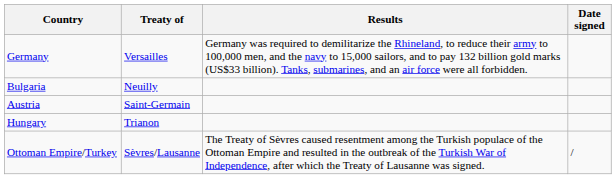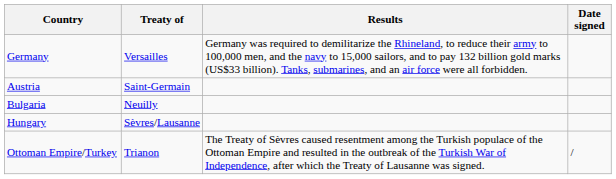rows swapped: (23, 104) <-> (26, 86)
(142, 122) Trianon -> (162, 122) Sèvres/Lausanne
(162, 152) Sèvres/Lausanne -> (142, 152) Trianon
